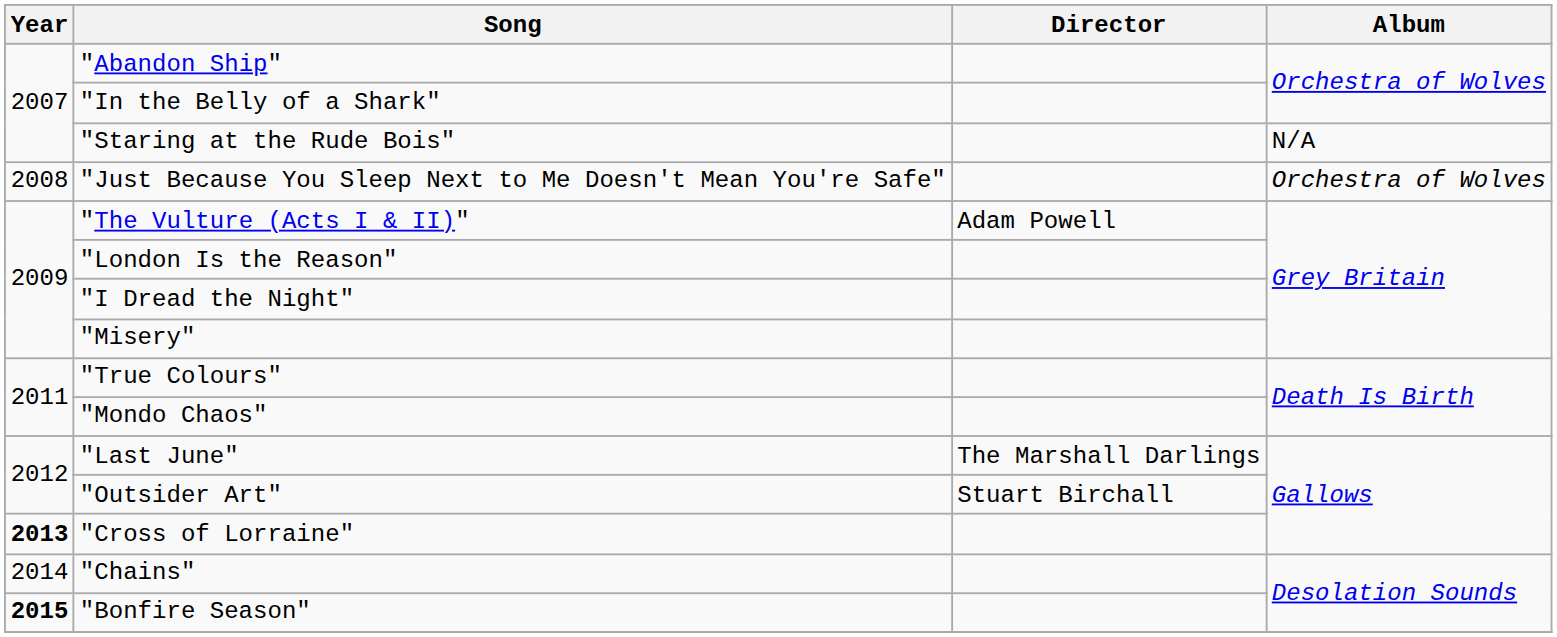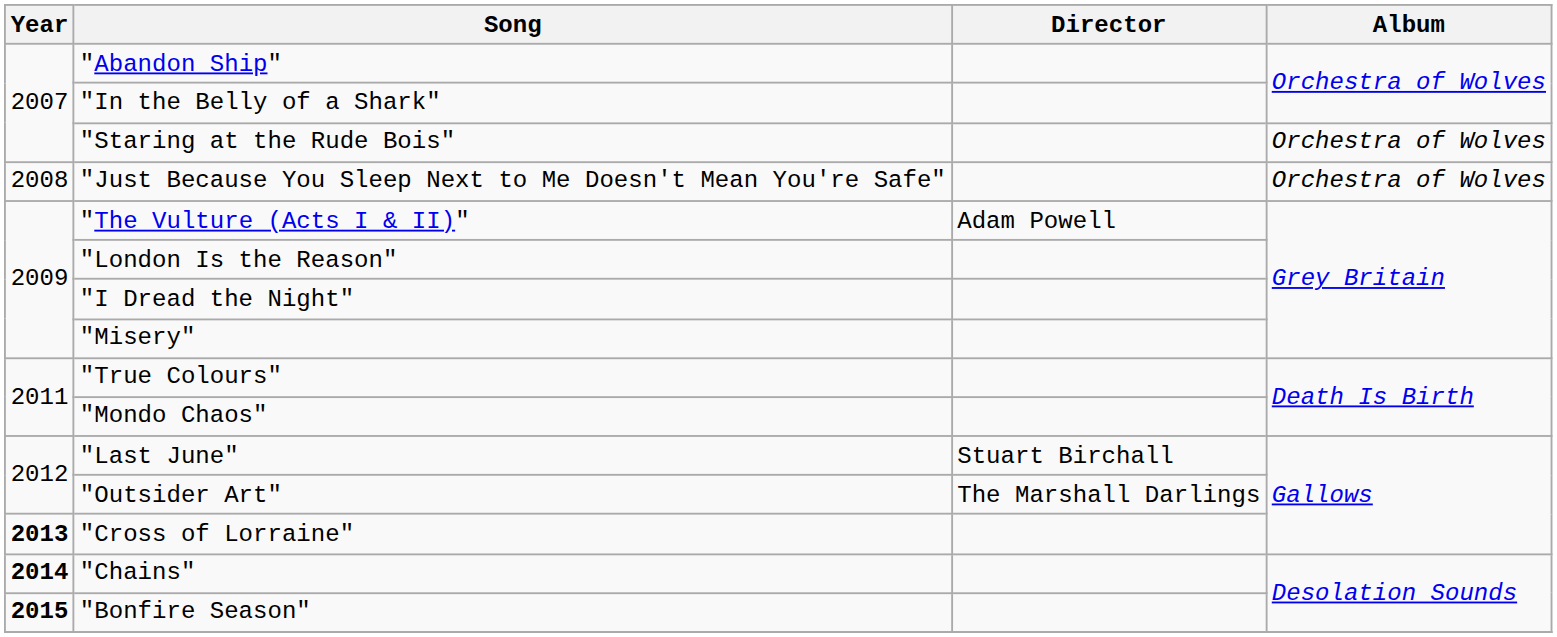(1293, 142) N/A -> (1409, 142) Orchestra of Wolves
(1109, 456) The Marshall Darlings -> (1065, 456) Stuart Birchall
(1065, 495) Stuart Birchall -> (1109, 495) The Marshall Darlings
(40, 573) normal -> (40, 573) bold
